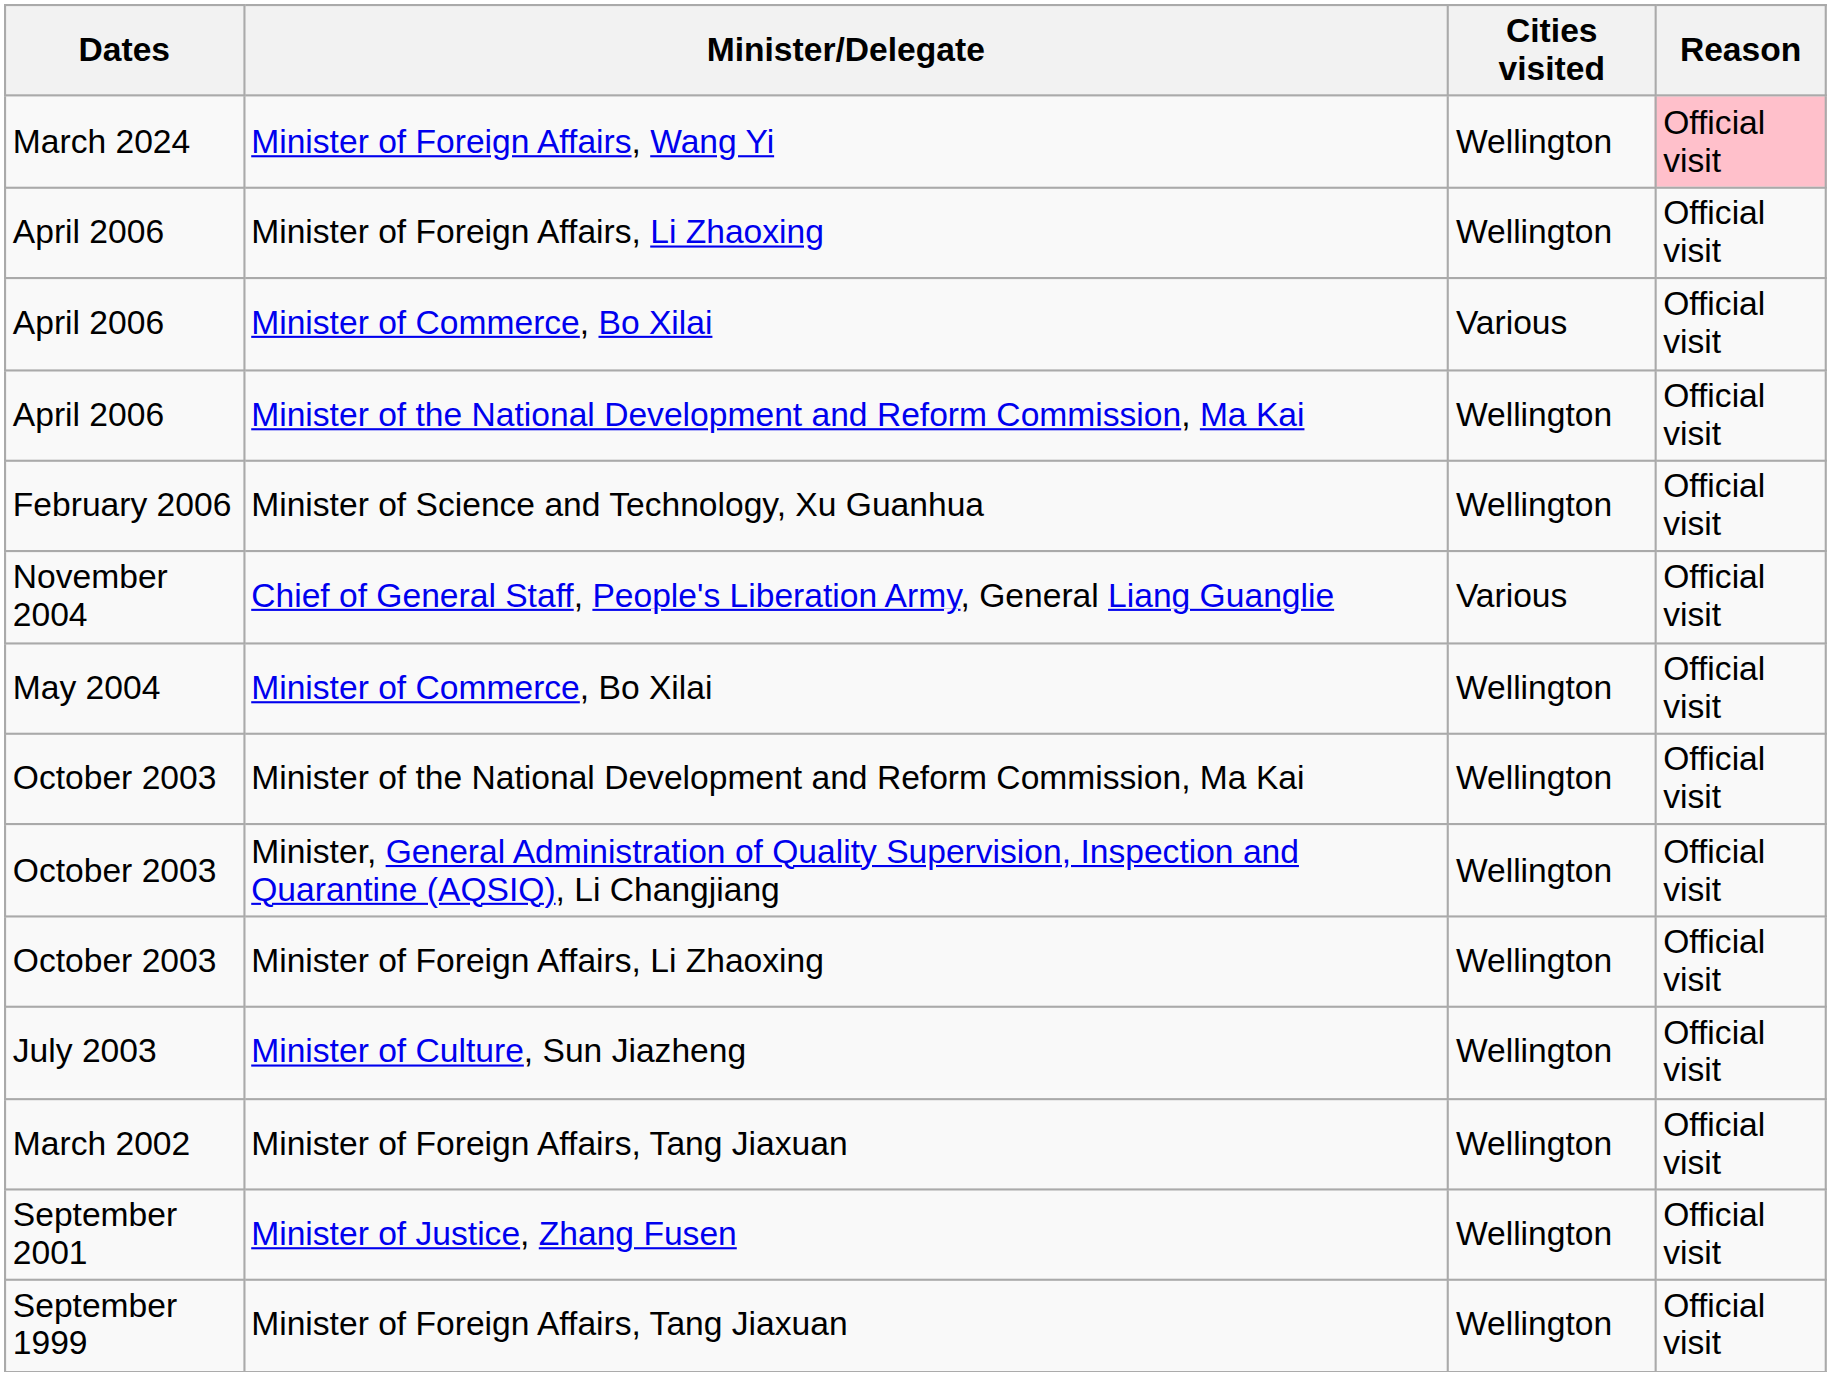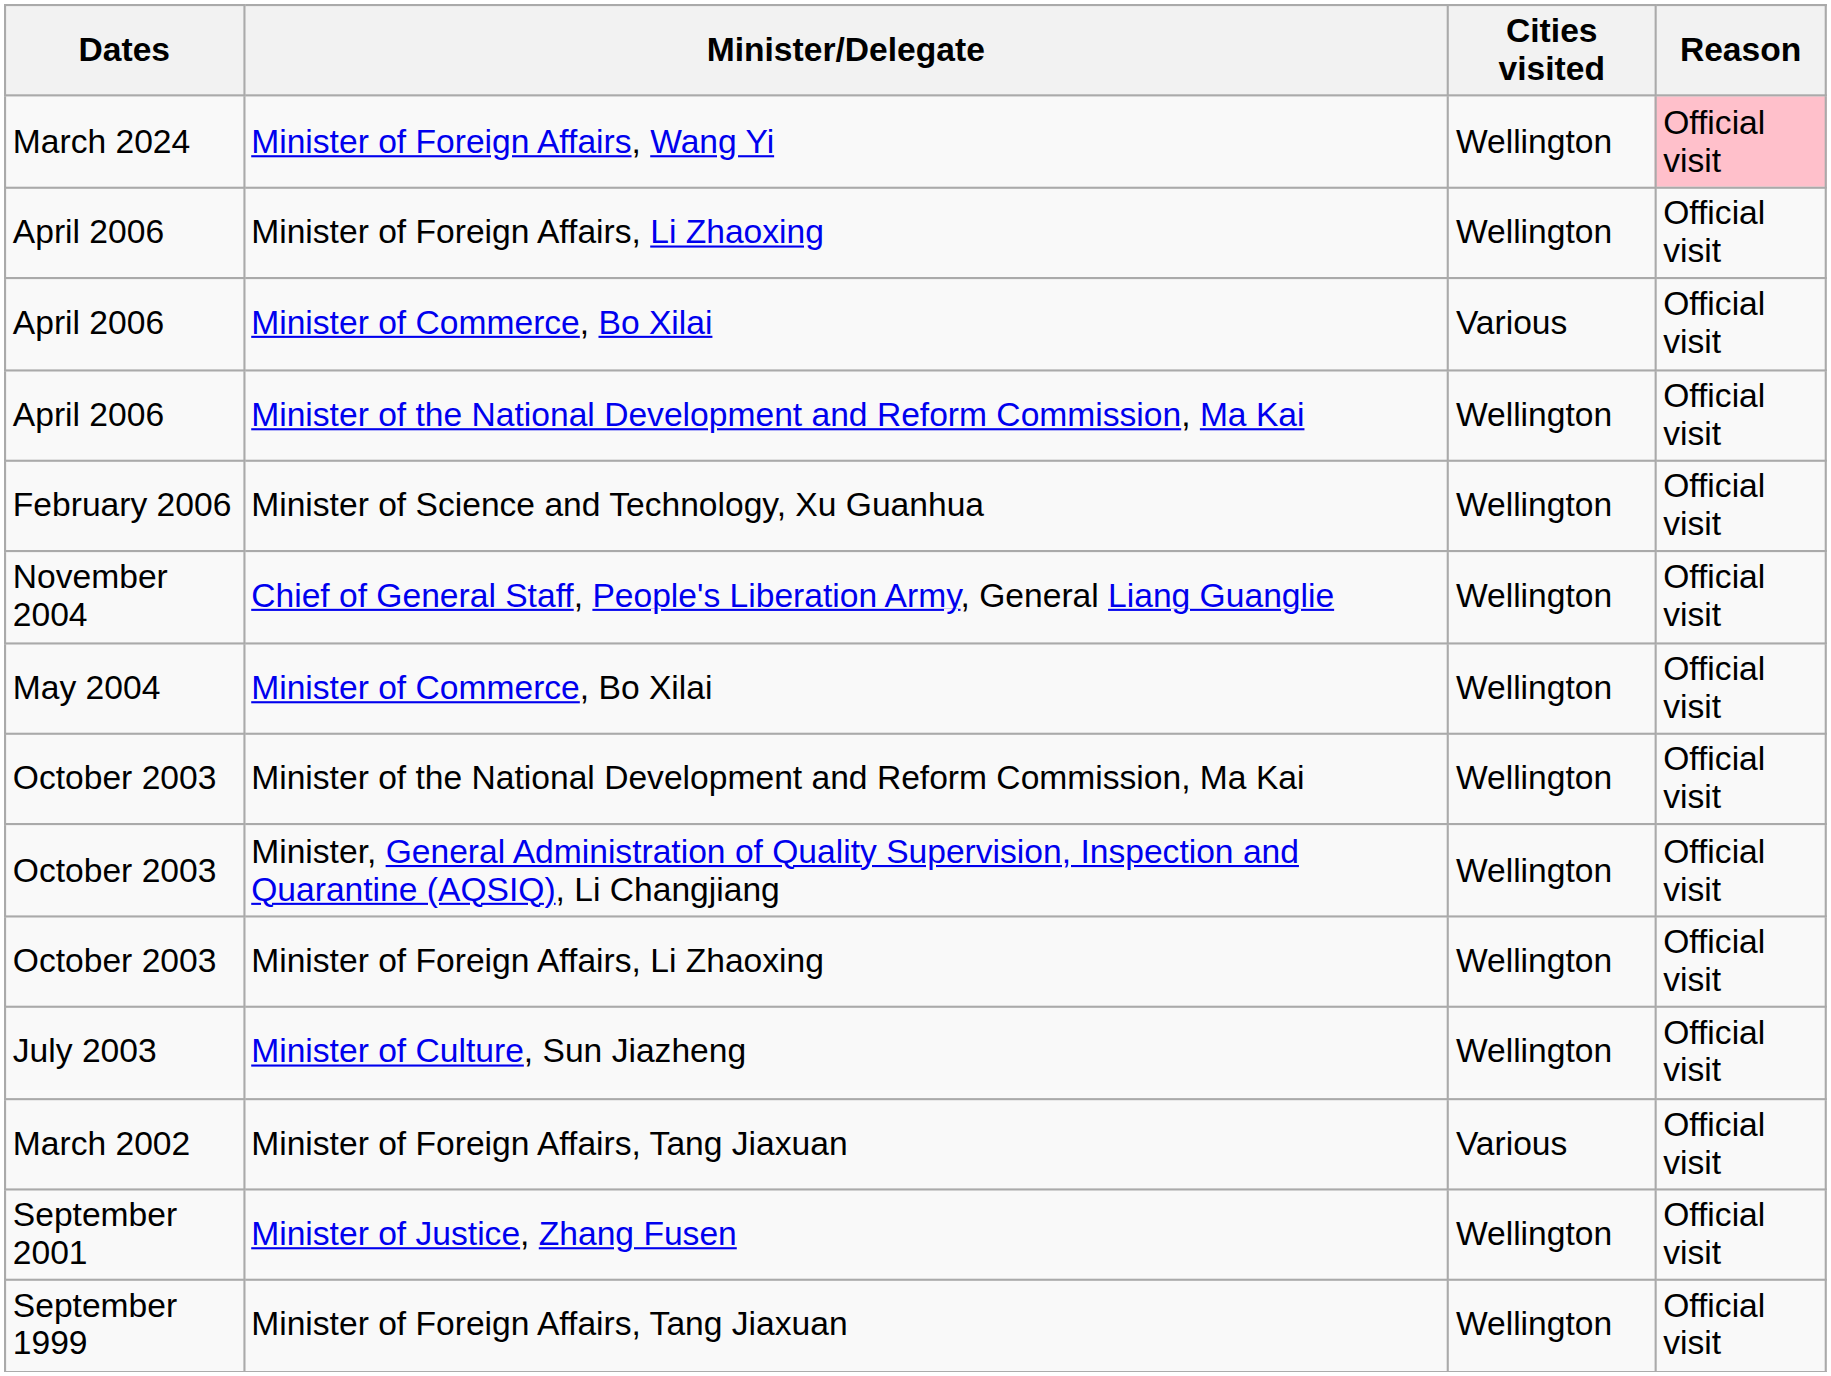(1512, 596) Various -> (1534, 596) Wellington
(1534, 1143) Wellington -> (1512, 1143) Various
